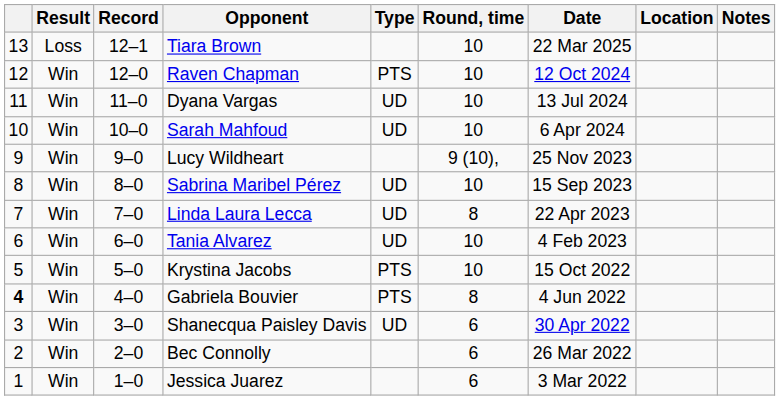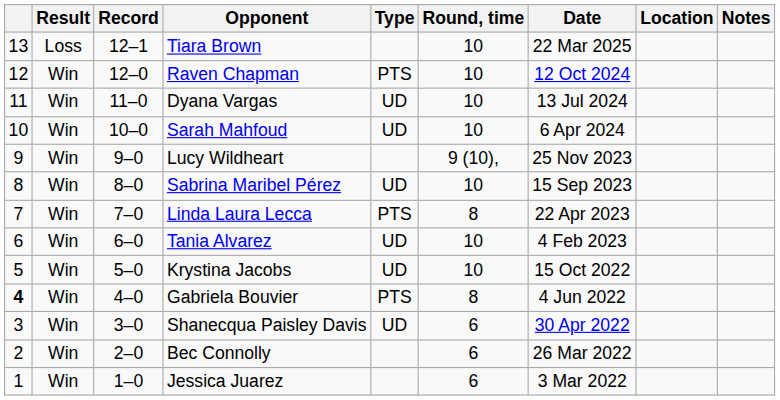(395, 213) UD -> (395, 213) PTS
(395, 269) PTS -> (395, 269) UD
